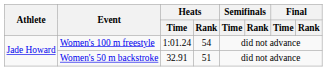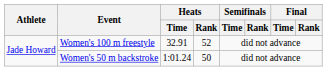(177, 43) 1:01.24 -> (177, 43) 32.91
(206, 43) 54 -> (206, 43) 52
(177, 58) 32.91 -> (177, 58) 1:01.24
(206, 58) 51 -> (206, 58) 50
